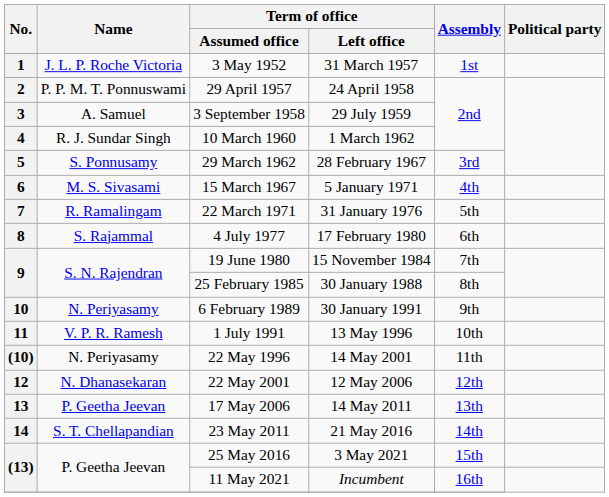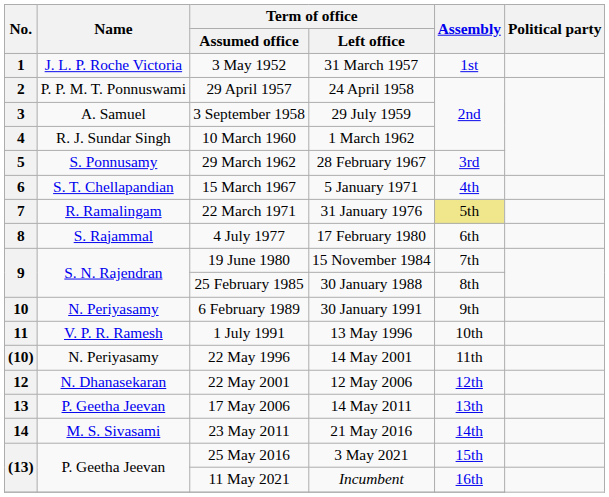(113, 187) M. S. Sivasami -> (113, 187) S. T. Chellapandian
(469, 211) no background -> (469, 211) khaki background
(113, 430) S. T. Chellapandian -> (113, 430) M. S. Sivasami
